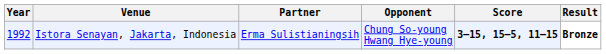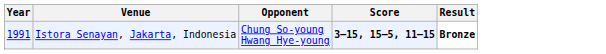- column: (300, 12)
(19, 35) 1992 -> (19, 35) 1991
